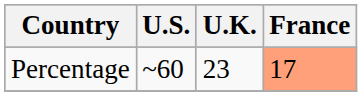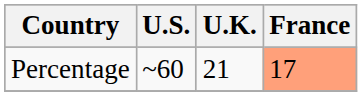(216, 68) 23 -> (216, 68) 21
